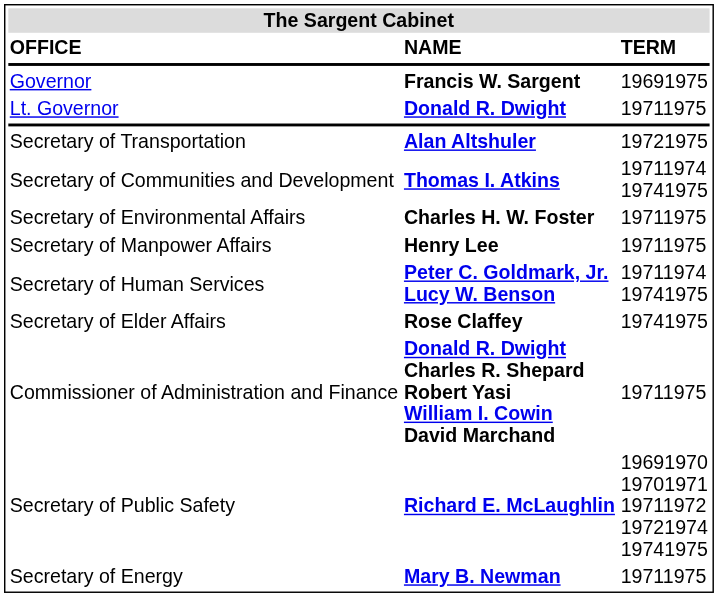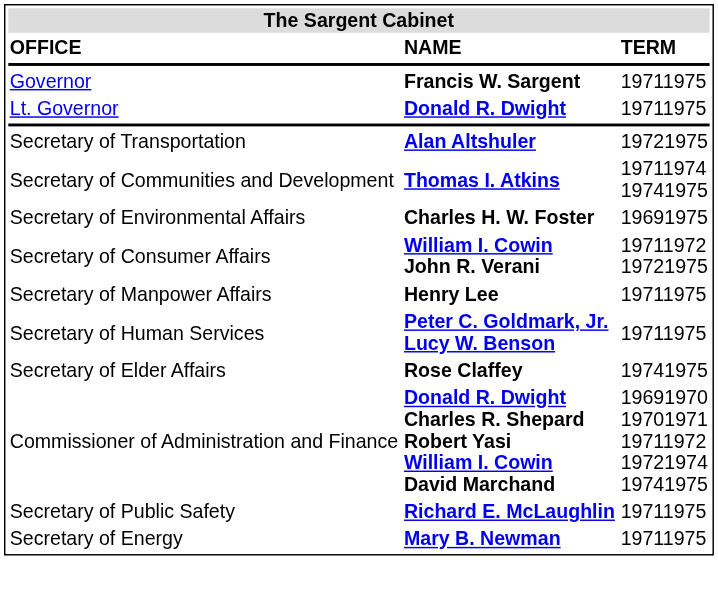(664, 81) 19691975 -> (664, 81) 19711975
(664, 218) 19711975 -> (664, 218) 19691975
+ row: (140, 256)
(664, 283) 19711974 19741975 -> (664, 332) 19711975
(664, 392) 19711975 -> (664, 441) 19691970 19701971 19711972 19721974 19741975
(664, 506) 19691970 19701971 19711972 19721974 19741975 -> (664, 512) 19711975
